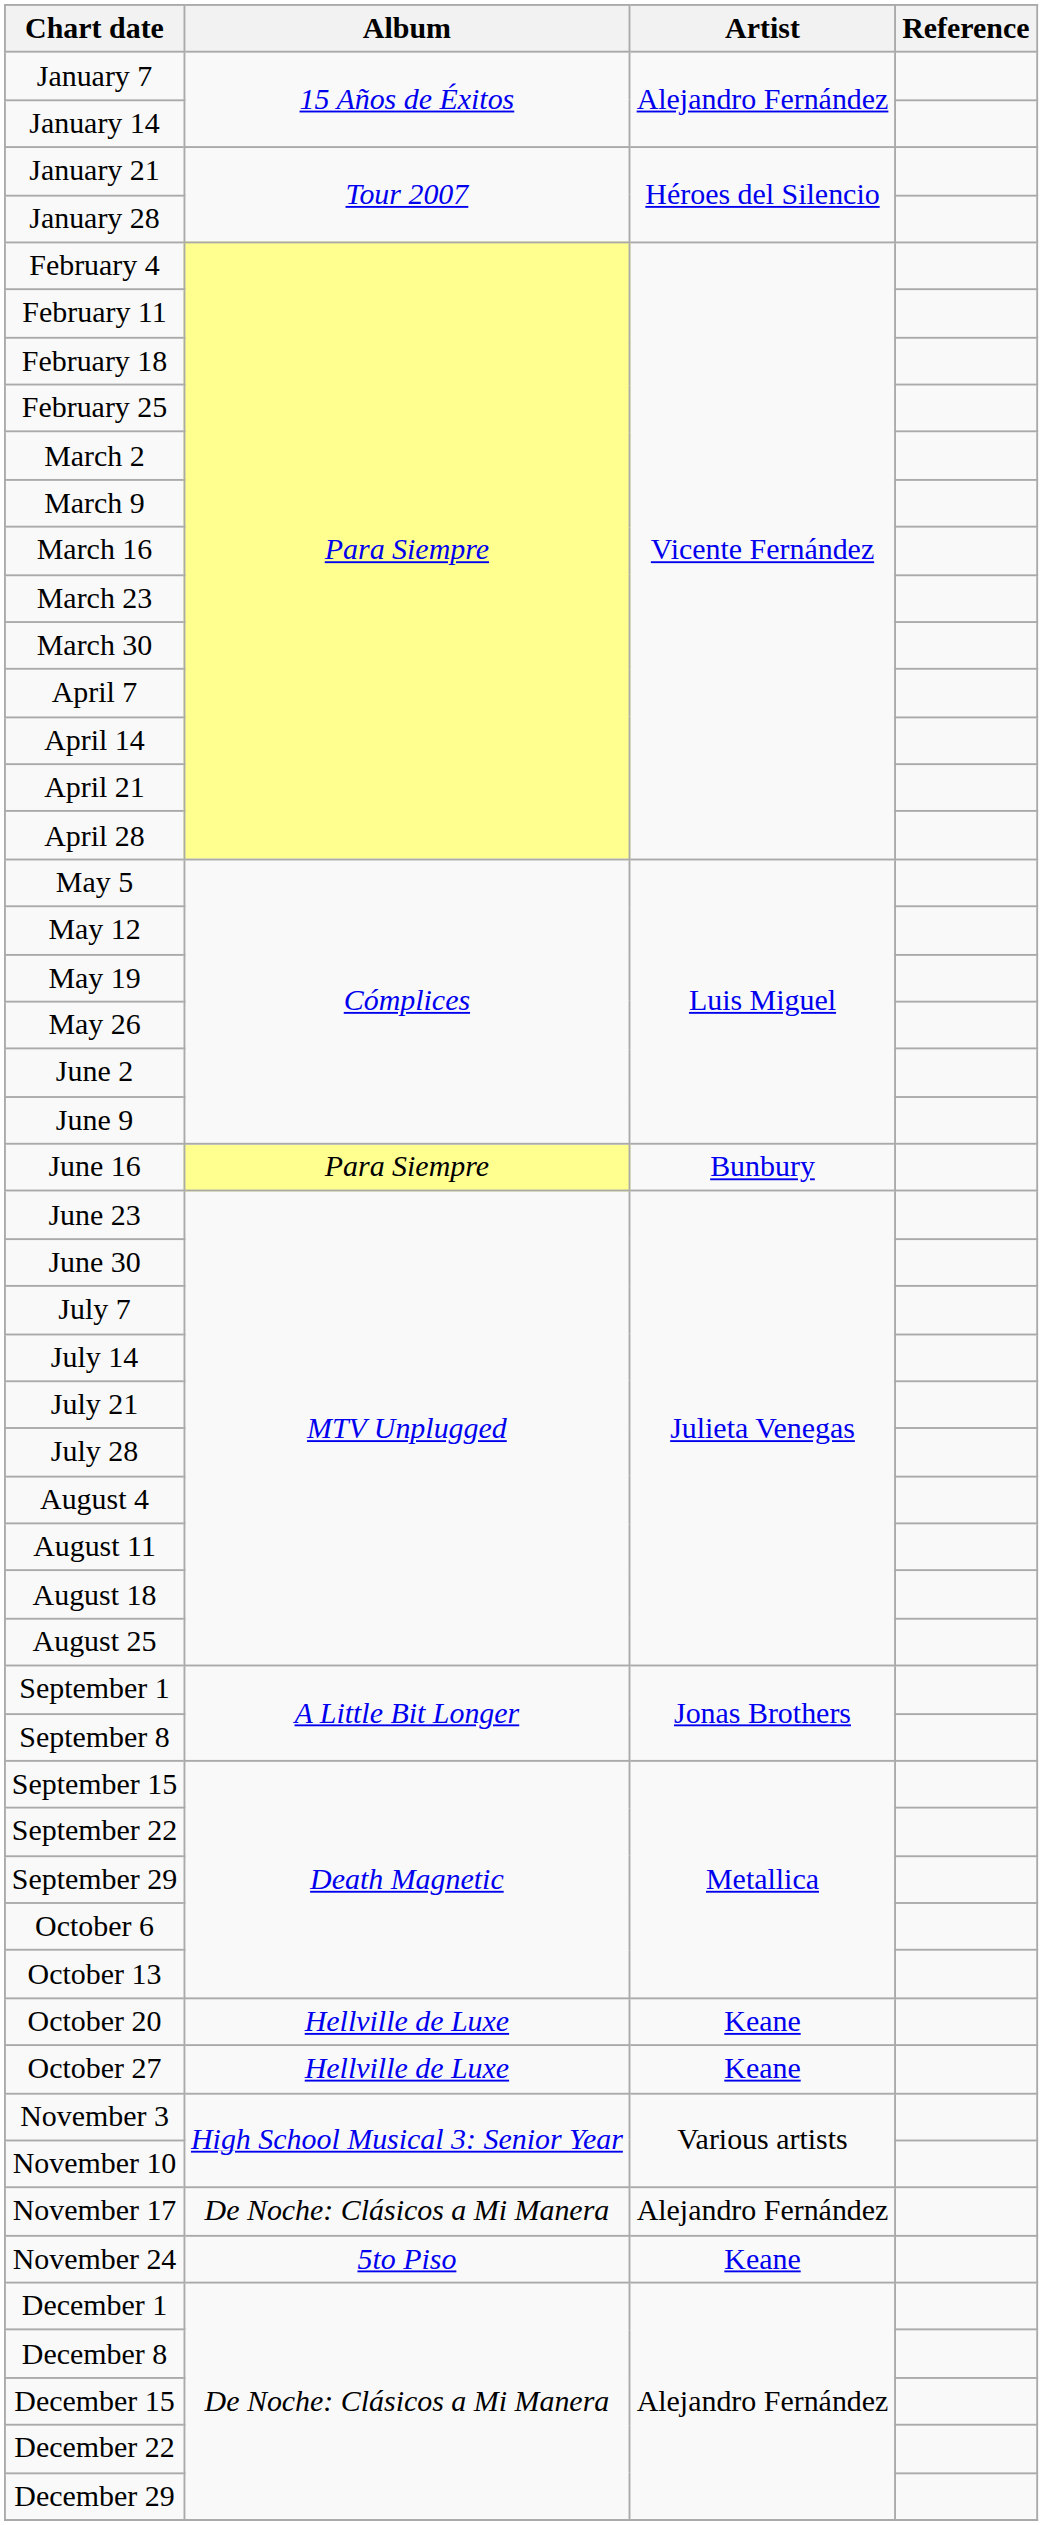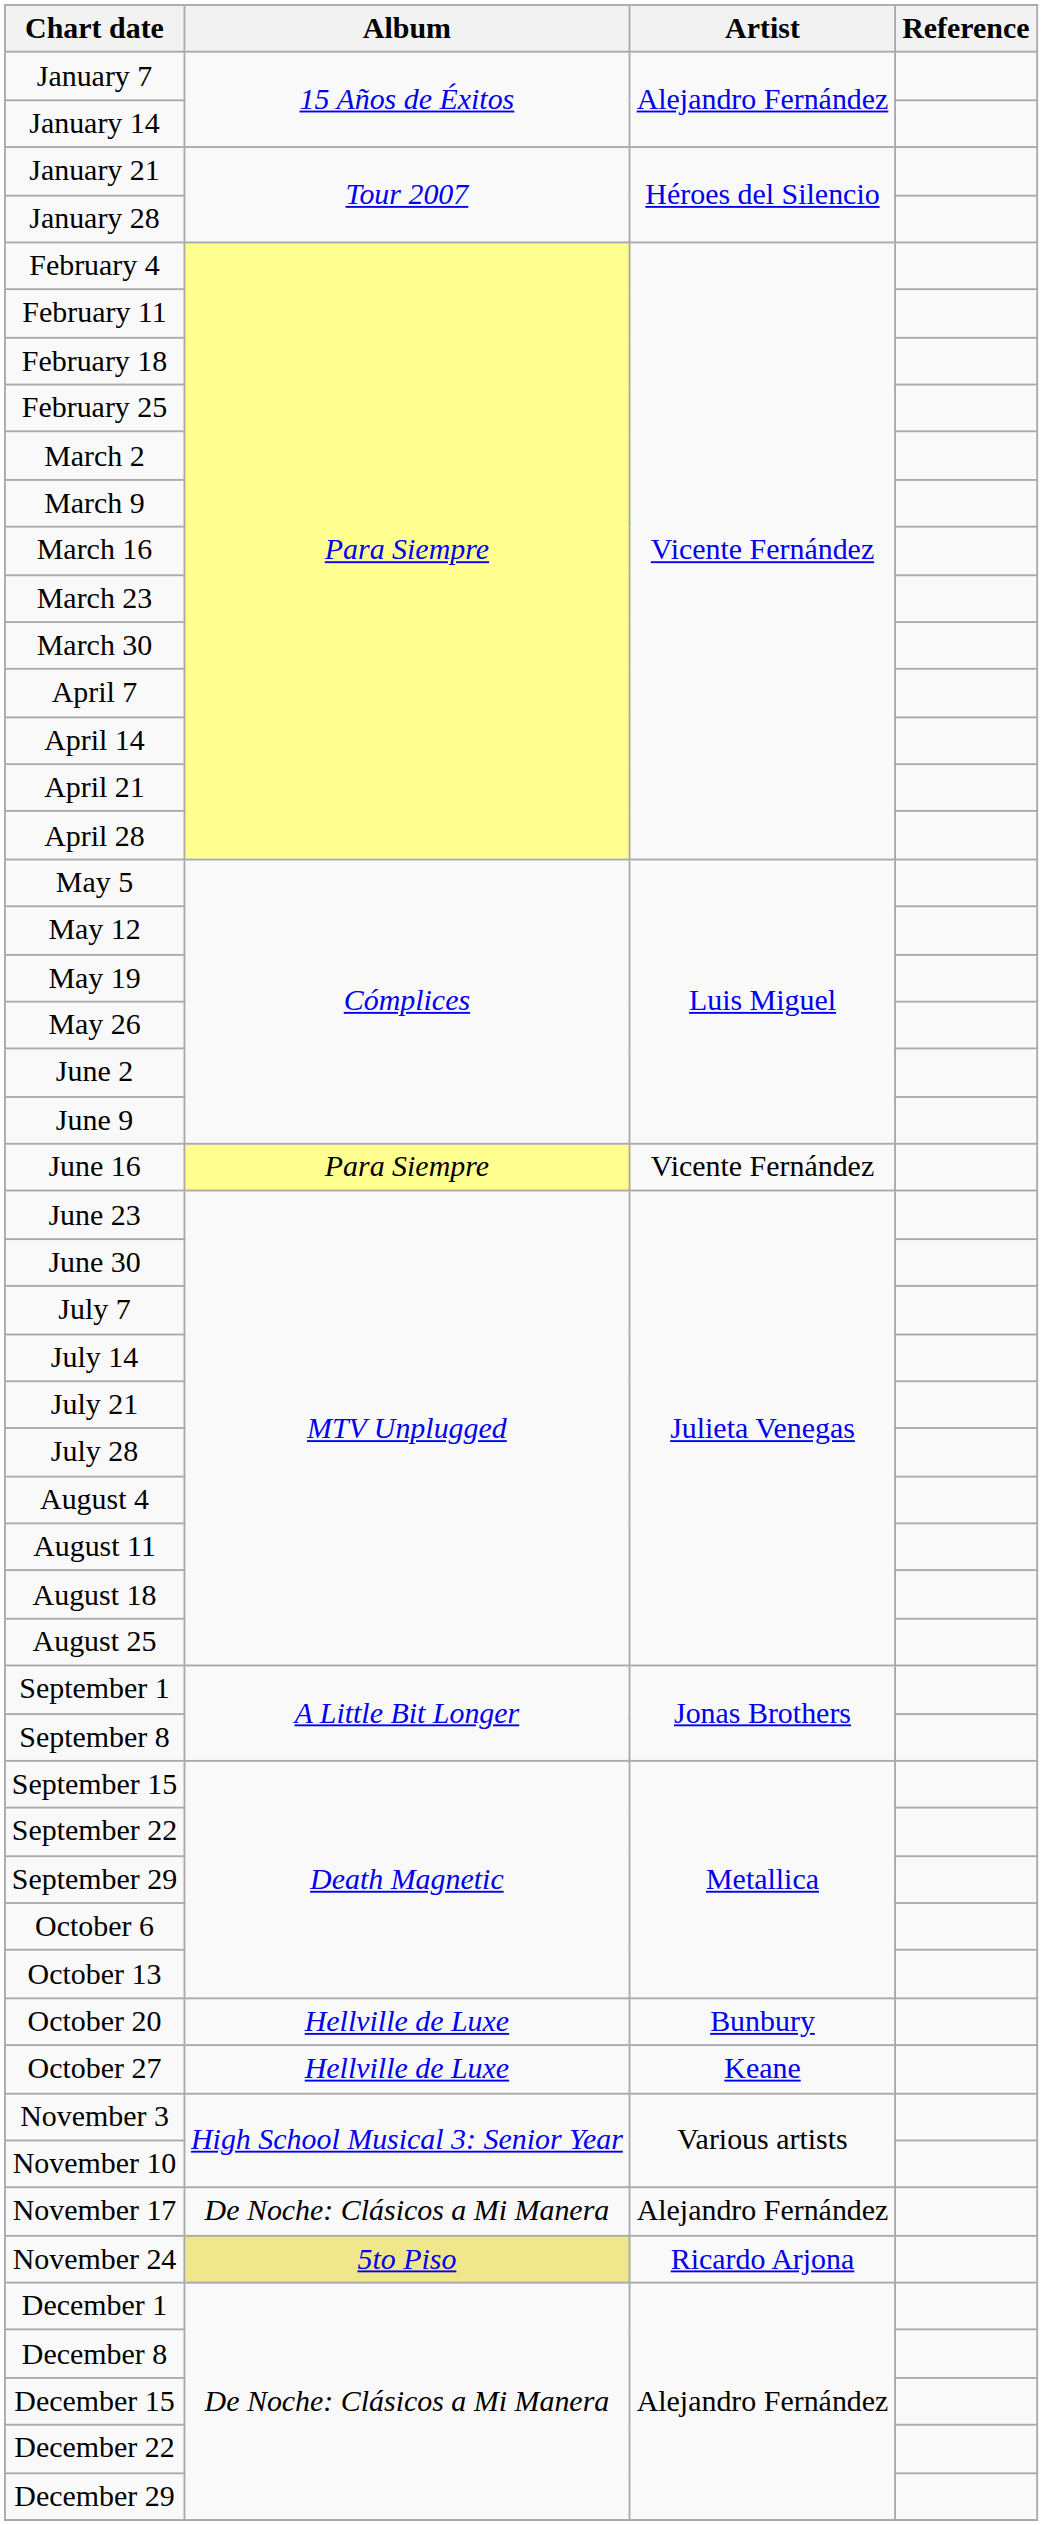(762, 1167) Bunbury -> (763, 1167) Vicente Fernández
(763, 2021) Keane -> (762, 2021) Bunbury
(407, 2258) no background -> (407, 2258) khaki background
(763, 2258) Keane -> (763, 2258) Ricardo Arjona
